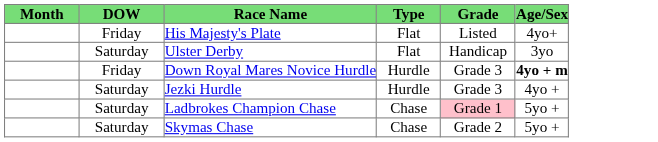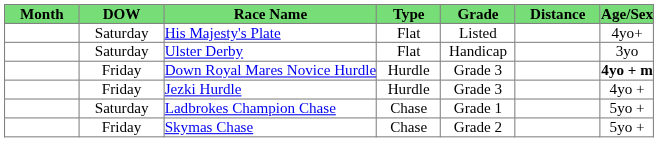+ column: (558, 13)
(122, 32) Friday -> (122, 32) Saturday
(122, 89) Saturday -> (122, 89) Friday
(478, 108) pink background -> (478, 108) no background
(122, 127) Saturday -> (122, 127) Friday
